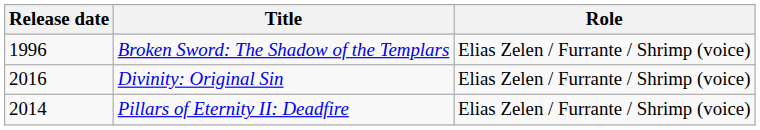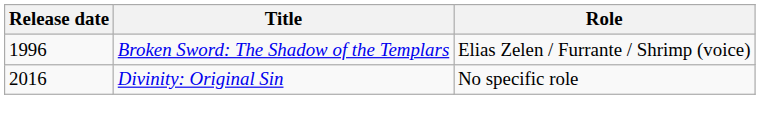(604, 79) Elias Zelen / Furrante / Shrimp (voice) -> (518, 79) No specific role
- row: (233, 109)
